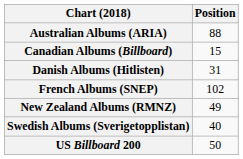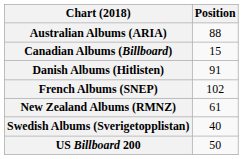(215, 70) 31 -> (215, 70) 91
(215, 107) 49 -> (215, 107) 61
